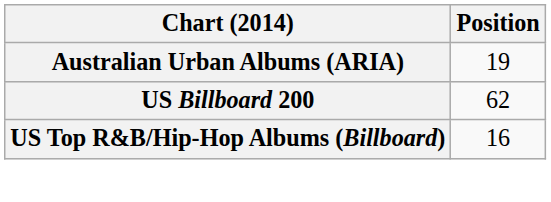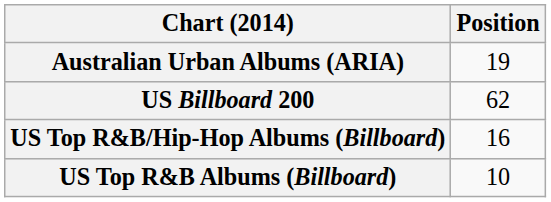+ row: (228, 176)
